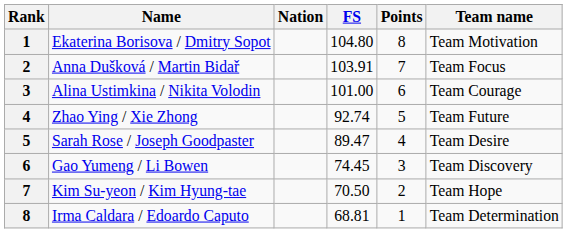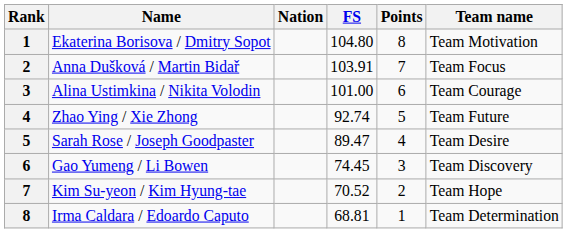(352, 191) 70.50 -> (352, 191) 70.52
